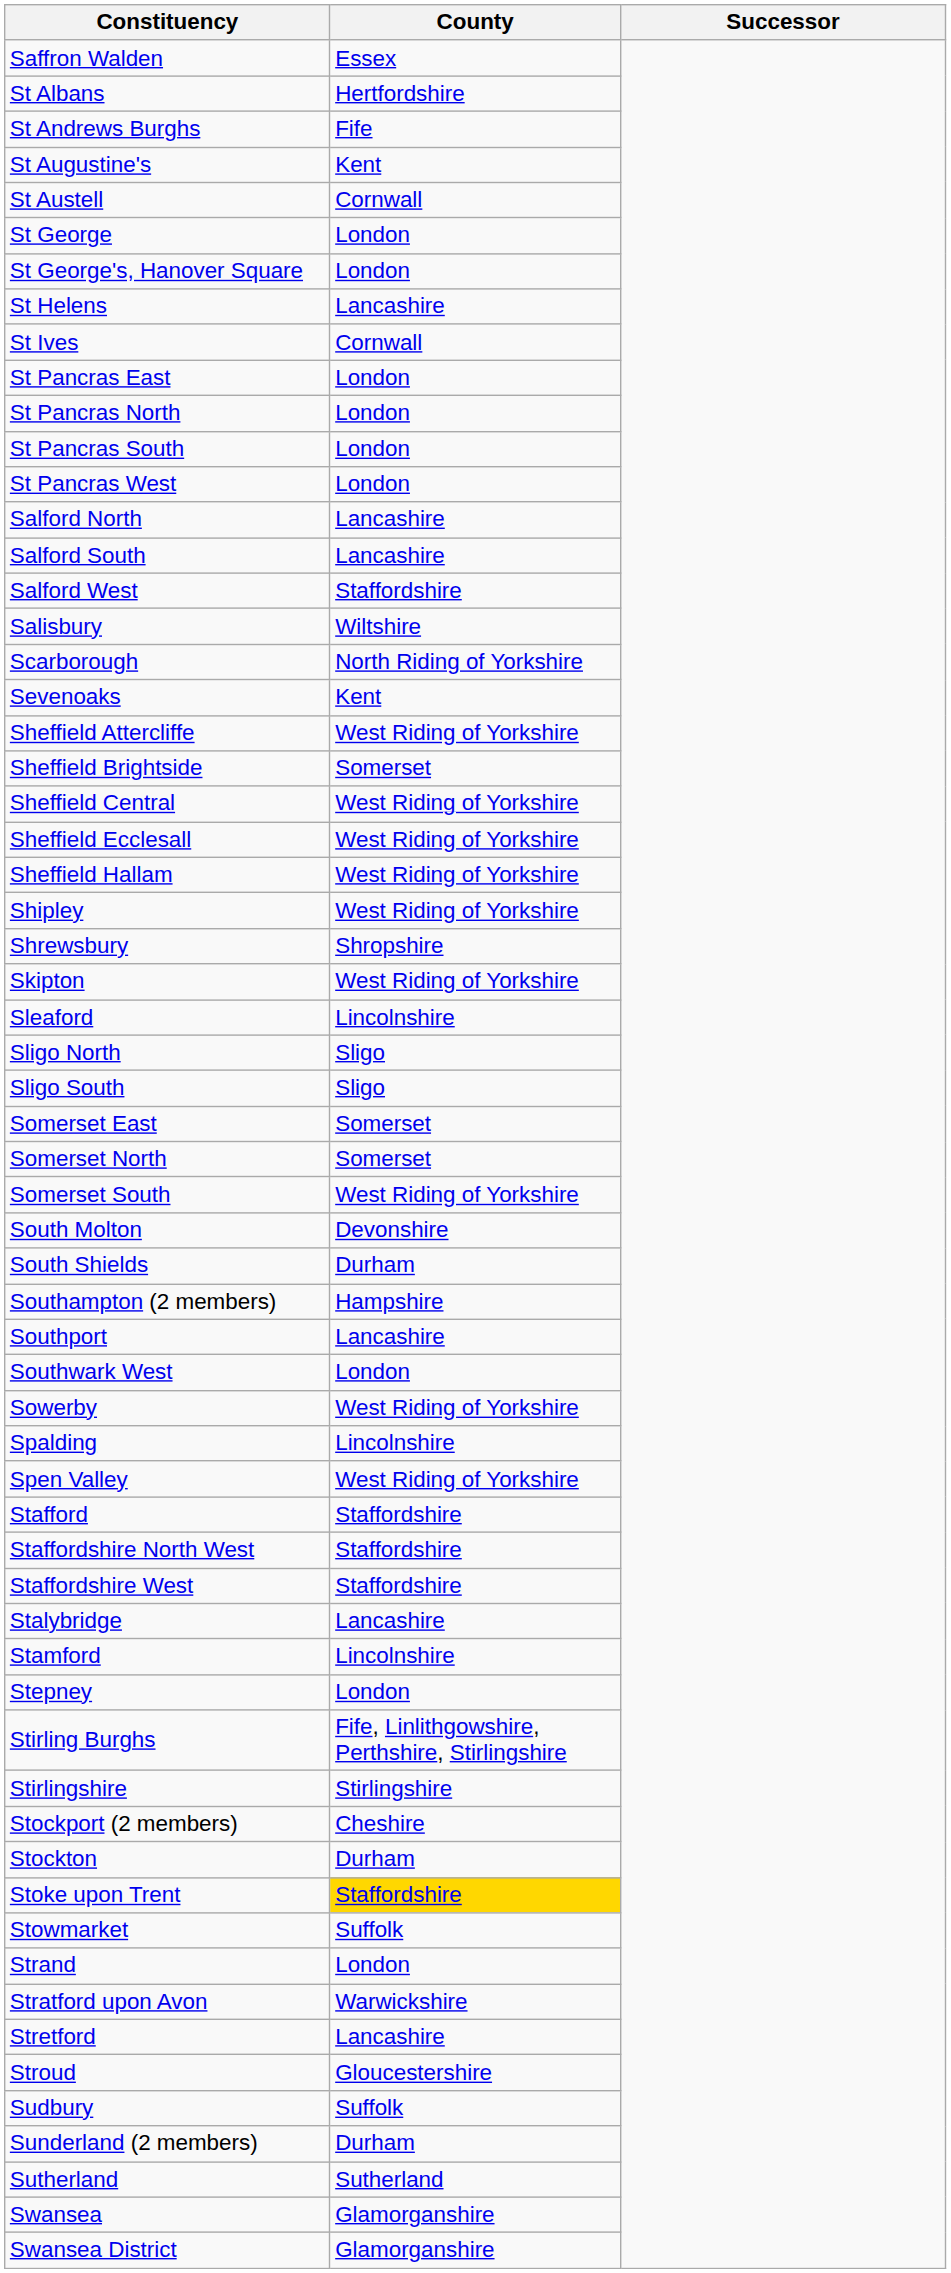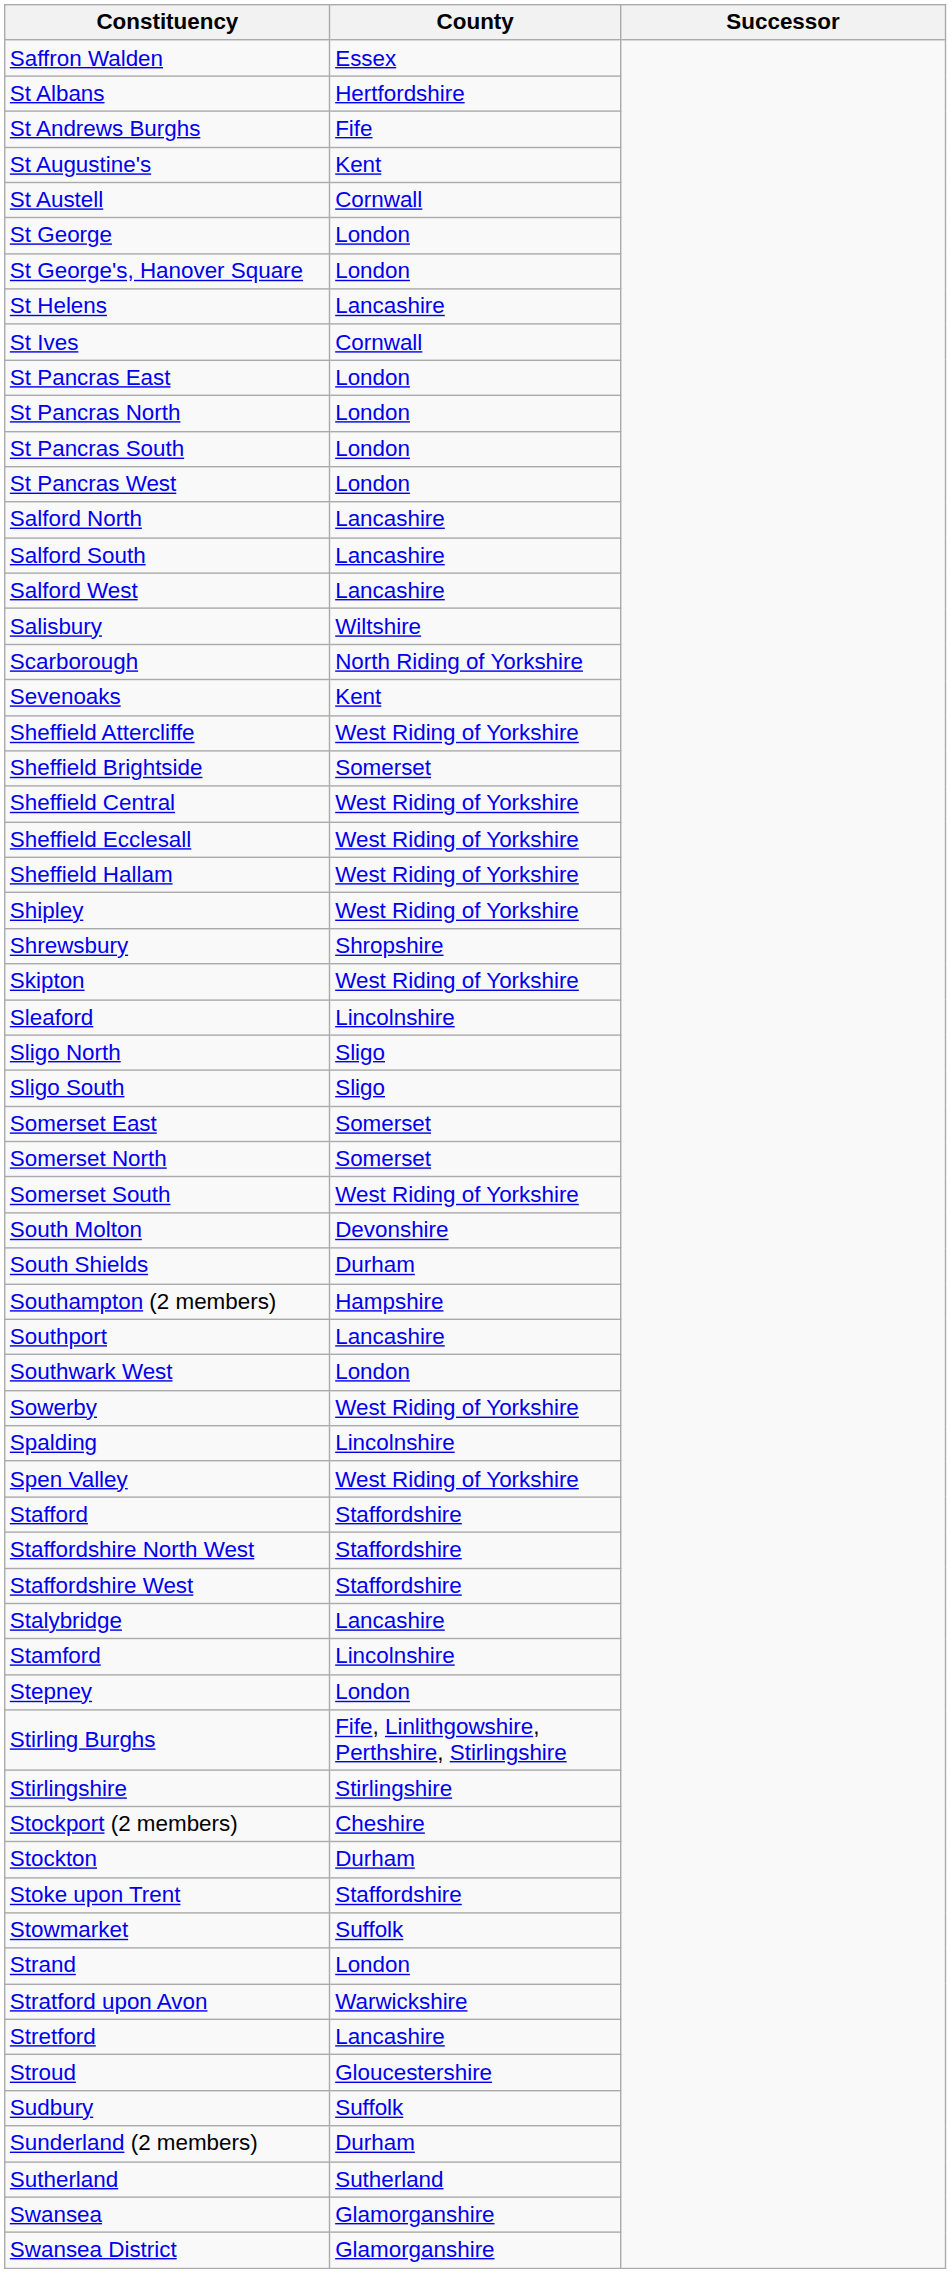(398, 590) Staffordshire -> (390, 590) Lancashire
(398, 1894) gold background -> (398, 1894) no background
